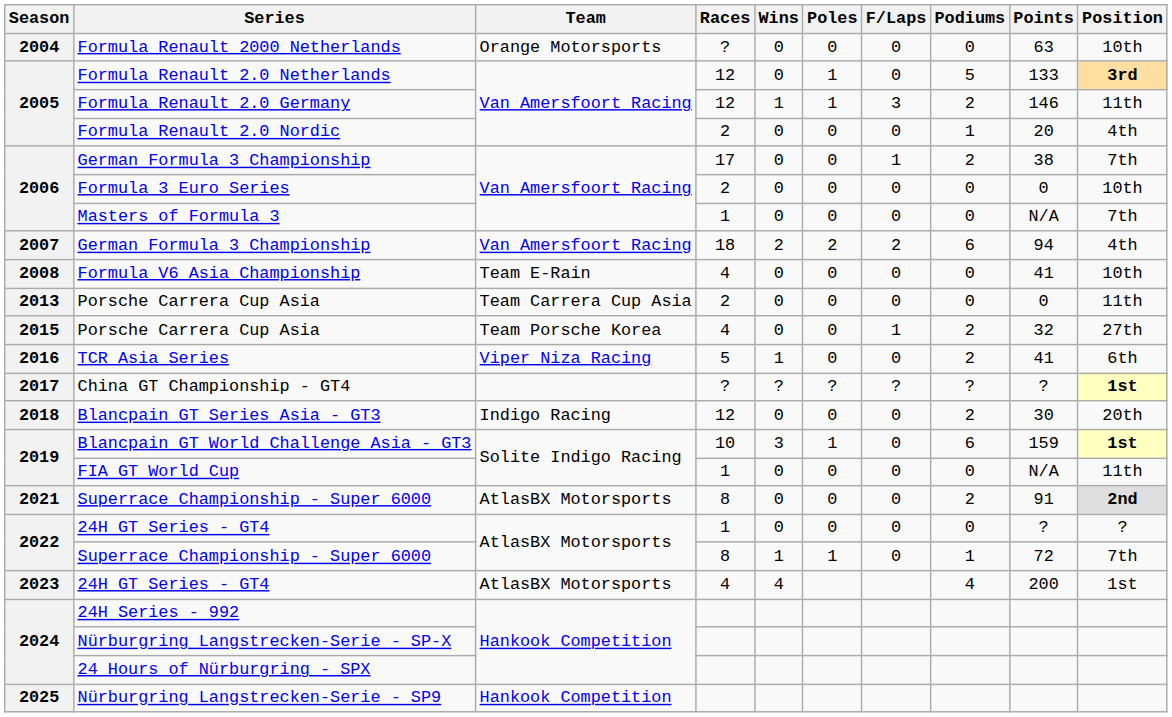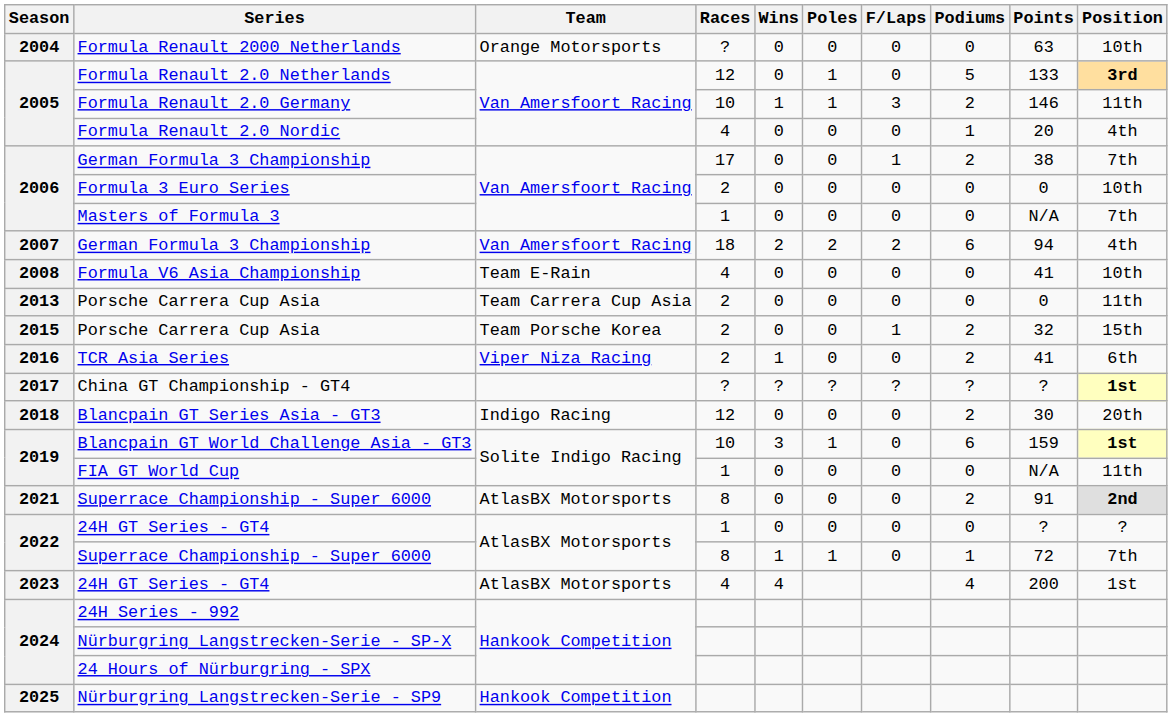(725, 103) 12 -> (725, 103) 10
(725, 132) 2 -> (725, 132) 4
(725, 330) 4 -> (725, 330) 2
(1122, 330) 27th -> (1122, 330) 15th
(725, 358) 5 -> (725, 358) 2
